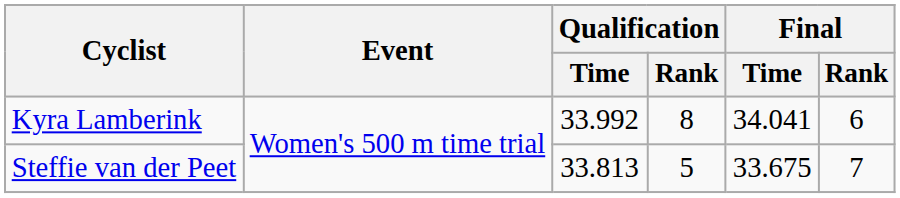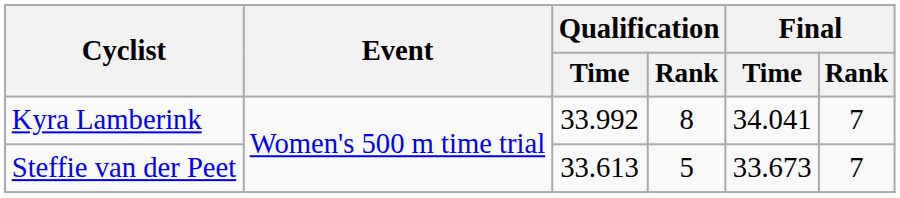(856, 120) 6 -> (856, 120) 7
(600, 167) 33.813 -> (600, 167) 33.613
(772, 167) 33.675 -> (772, 167) 33.673
